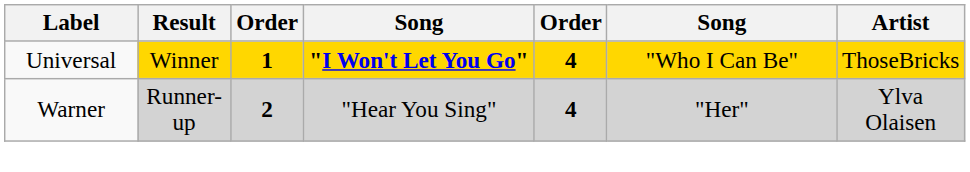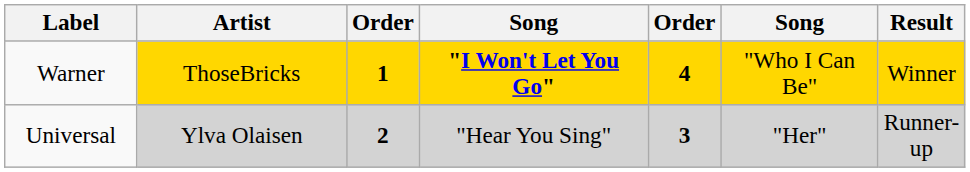columns swapped: (901, 22) <-> (184, 22)
(71, 59) Universal -> (71, 72) Warner
(71, 109) Warner -> (71, 135) Universal
(571, 109) 4 -> (684, 135) 3
